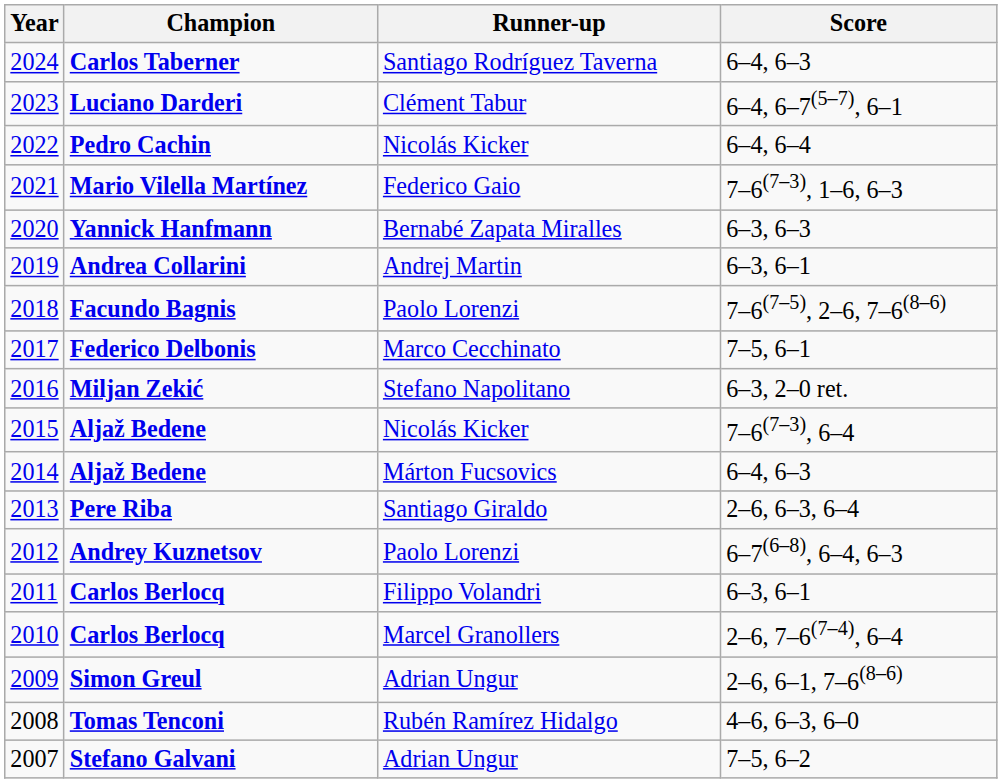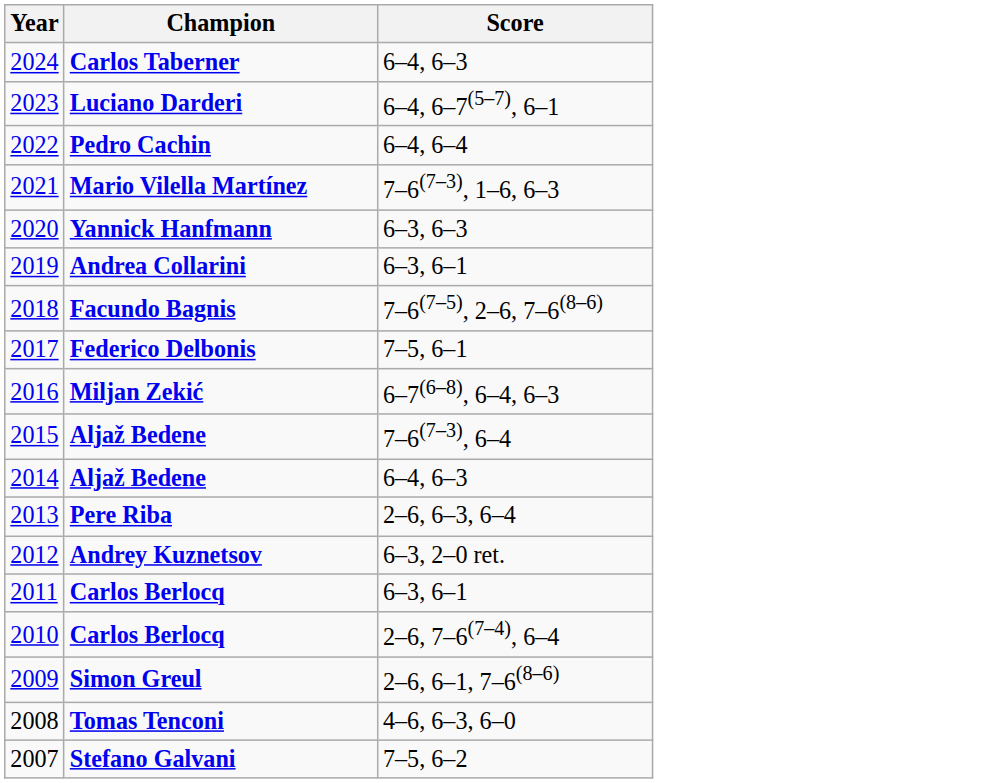- column: (549, 23)
(787, 388) 6–3, 2–0 ret. -> (471, 391) 6–7(6–8), 6–4, 6–3
(814, 551) 6–7(6–8), 6–4, 6–3 -> (444, 554) 6–3, 2–0 ret.
